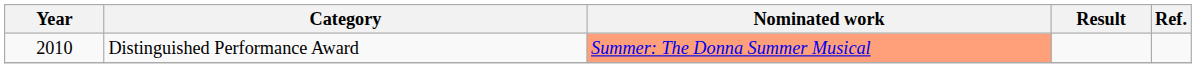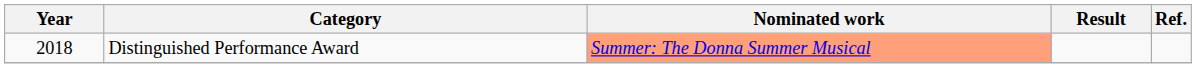(54, 47) 2010 -> (54, 47) 2018
